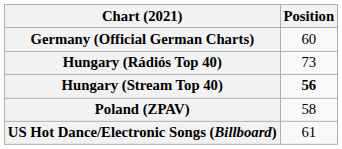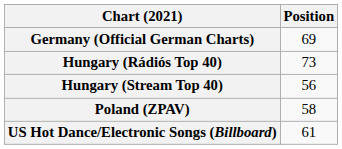(309, 39) 60 -> (309, 39) 69
(309, 86) bold -> (309, 86) normal
